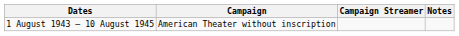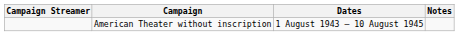columns swapped: (381, 11) <-> (80, 11)
